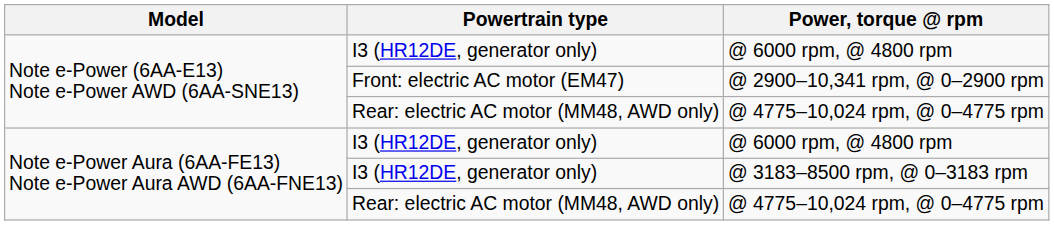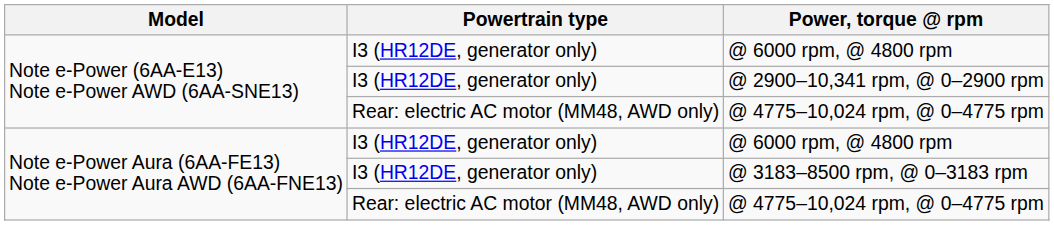(488, 81) Front: electric AC motor (EM47) -> (475, 81) I3 (HR12DE, generator only)
